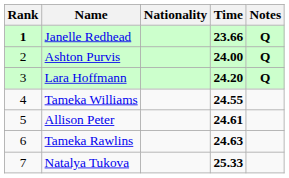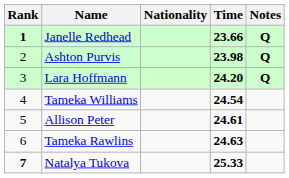(228, 57) 24.00 -> (228, 57) 23.98
(228, 99) 24.55 -> (228, 99) 24.54
(23, 162) normal -> (23, 162) bold
